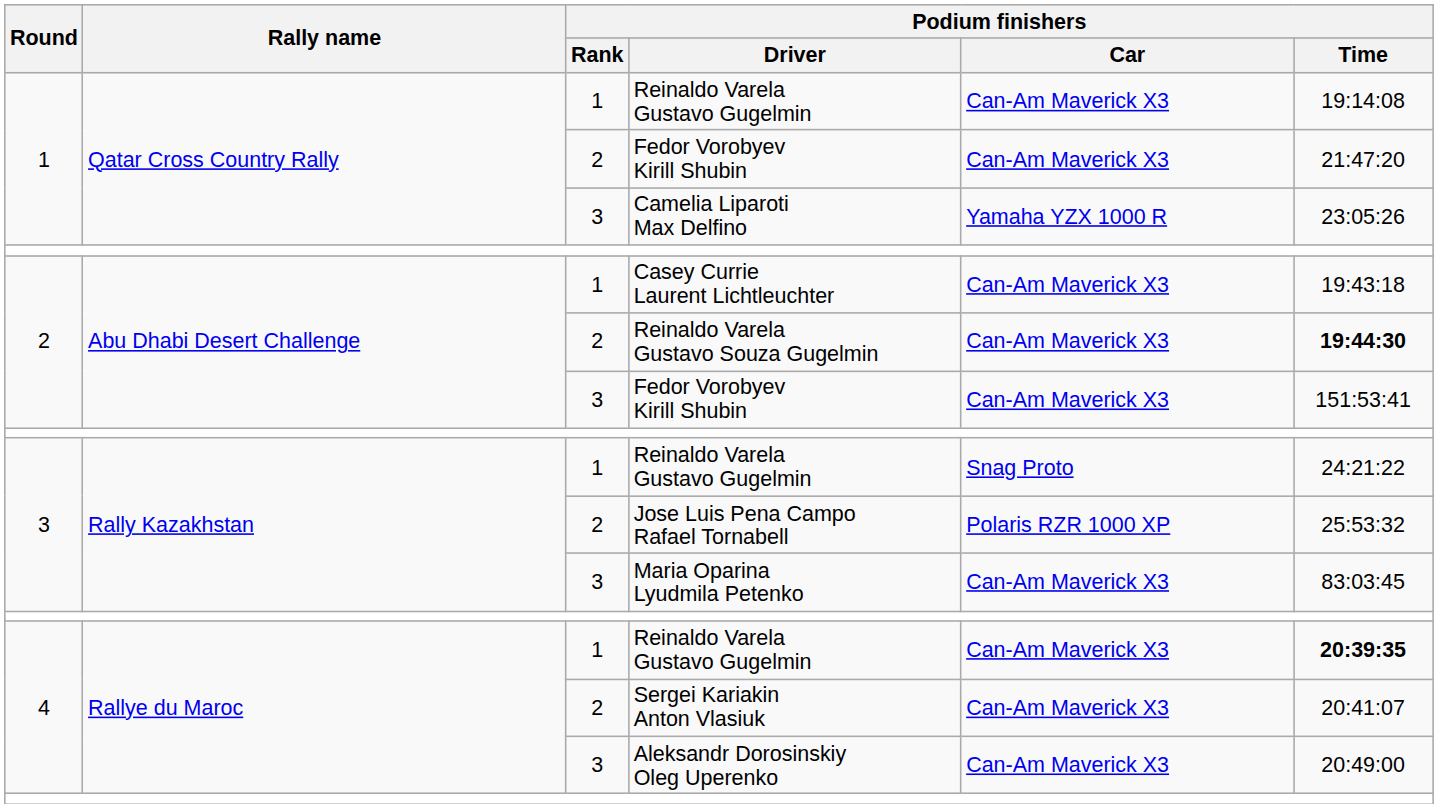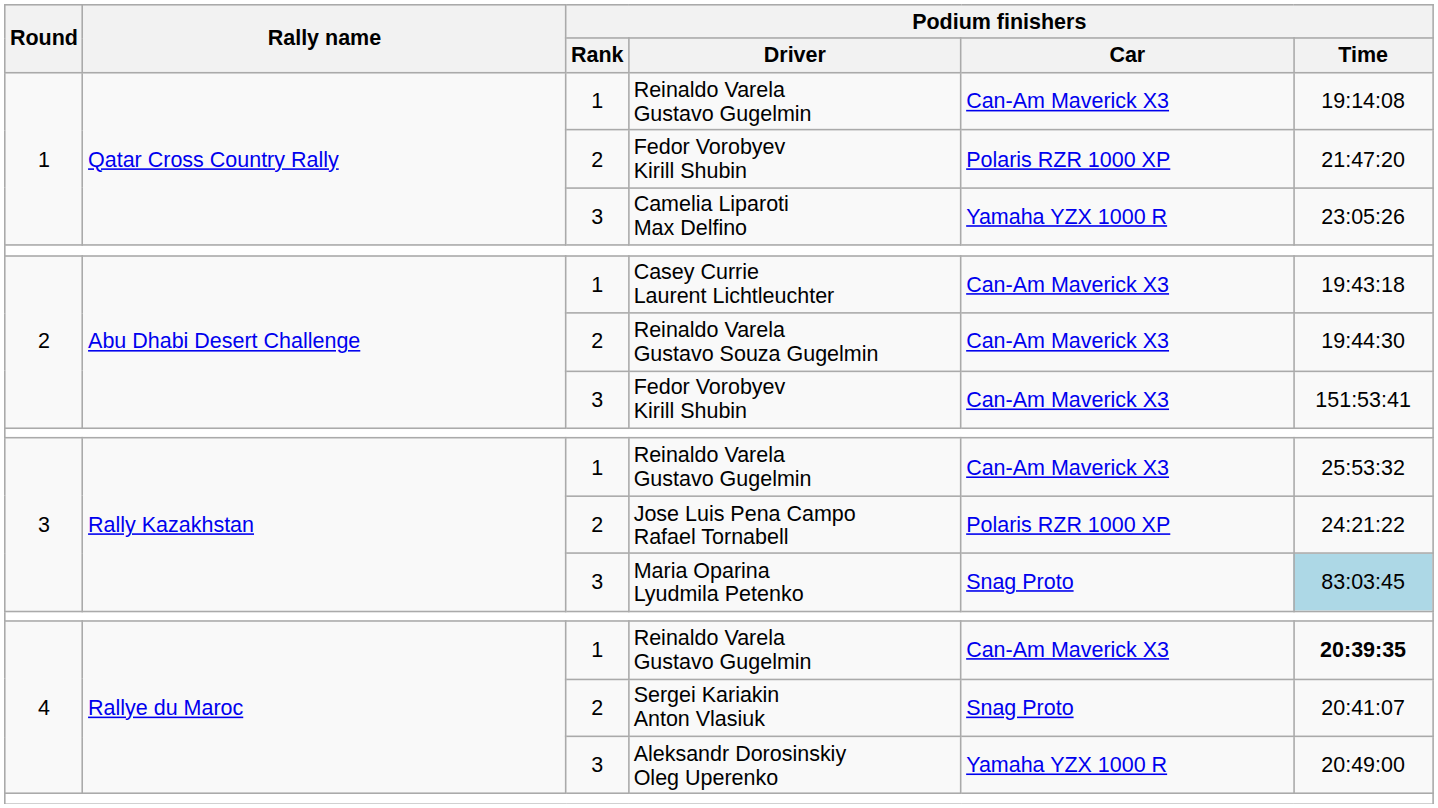(1068, 158) Can-Am Maverick X3 -> (1068, 158) Polaris RZR 1000 XP
(1363, 341) bold -> (1363, 341) normal
(1020, 467) Snag Proto -> (1068, 467) Can-Am Maverick X3
(1363, 467) 24:21:22 -> (1363, 467) 25:53:32
(1363, 524) 25:53:32 -> (1363, 524) 24:21:22
(1068, 582) Can-Am Maverick X3 -> (1020, 582) Snag Proto
(1363, 582) no background -> (1363, 582) lightblue background
(1068, 707) Can-Am Maverick X3 -> (1020, 707) Snag Proto
(1068, 765) Can-Am Maverick X3 -> (1067, 765) Yamaha YZX 1000 R
